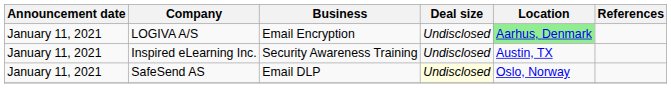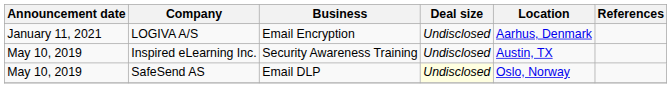(544, 33) lightgreen background -> (544, 33) no background
(54, 53) January 11, 2021 -> (45, 53) May 10, 2019
(54, 72) January 11, 2021 -> (45, 72) May 10, 2019
